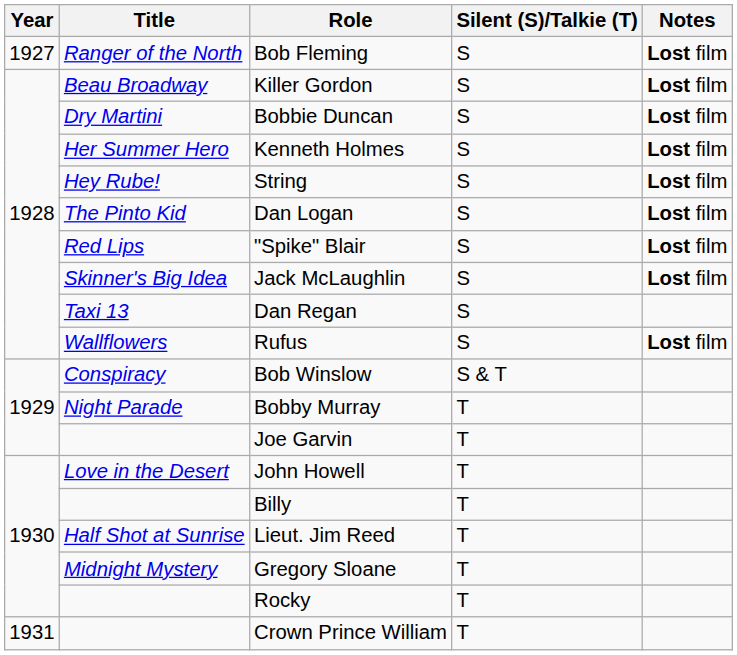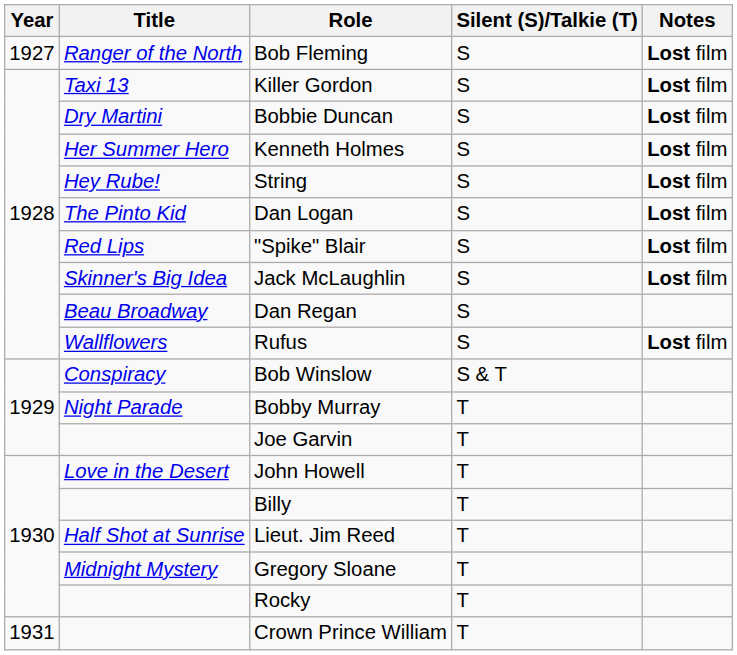(136, 85) Beau Broadway -> (96, 85) Taxi 13
(96, 310) Taxi 13 -> (136, 310) Beau Broadway
